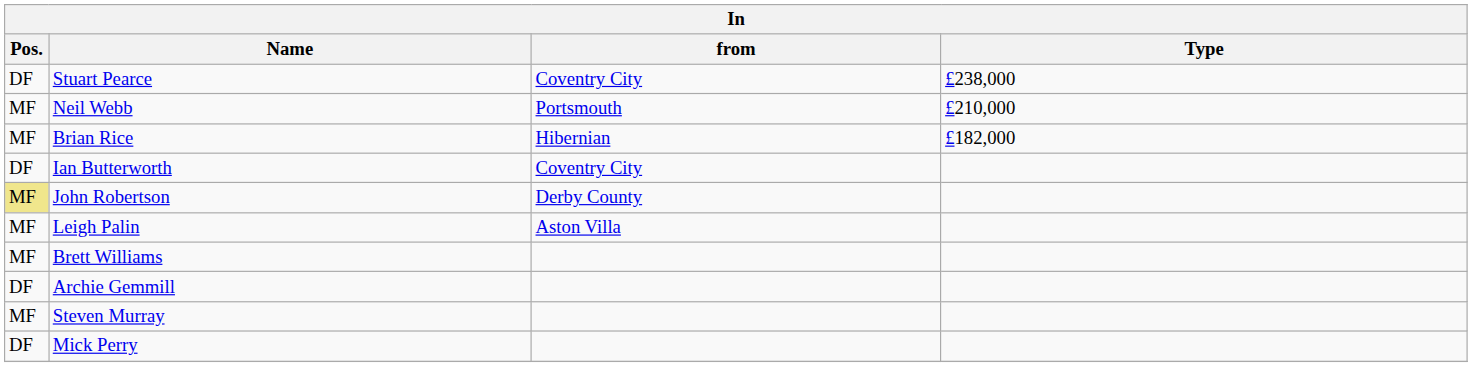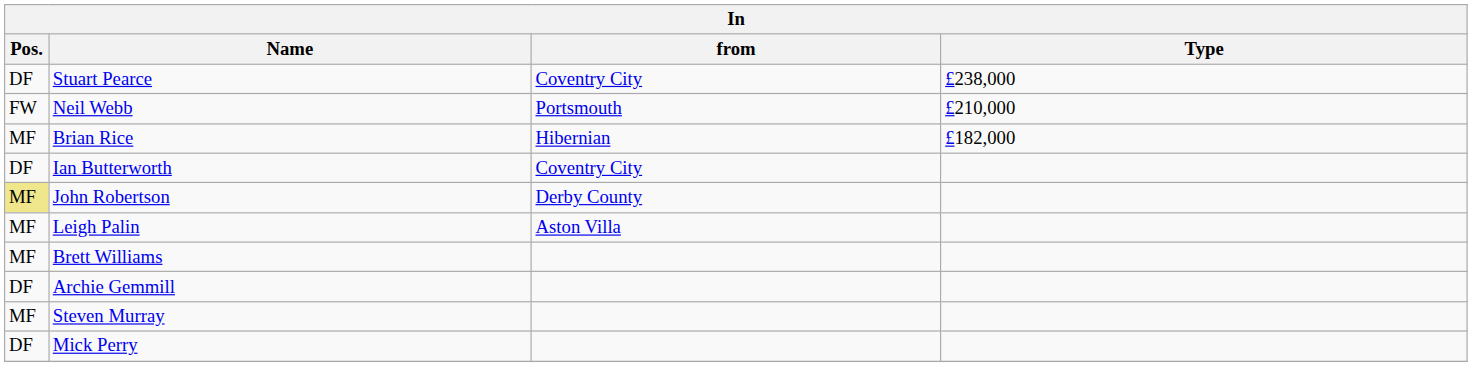(22, 108) MF -> (23, 108) FW
